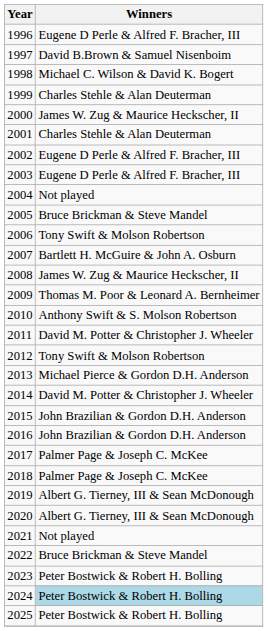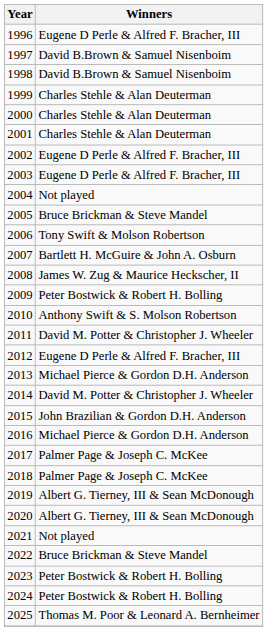(136, 74) Michael C. Wilson & David K. Bogert -> (135, 74) David B.Brown & Samuel Nisenboim
(139, 114) James W. Zug & Maurice Heckscher, II -> (125, 114) Charles Stehle & Alan Deuterman
(149, 295) Thomas M. Poor & Leonard A. Bernheimer -> (130, 295) Peter Bostwick & Robert H. Bolling
(122, 355) Tony Swift & Molson Robertson -> (139, 355) Eugene D Perle & Alfred F. Bracher, III
(142, 435) John Brazilian & Gordon D.H. Anderson -> (144, 435) Michael Pierce & Gordon D.H. Anderson
(130, 595) lightblue background -> (130, 595) no background
(130, 615) Peter Bostwick & Robert H. Bolling -> (149, 615) Thomas M. Poor & Leonard A. Bernheimer
